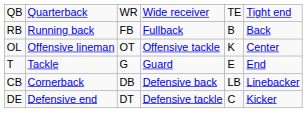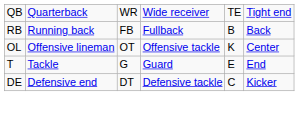- row: (14, 82)
